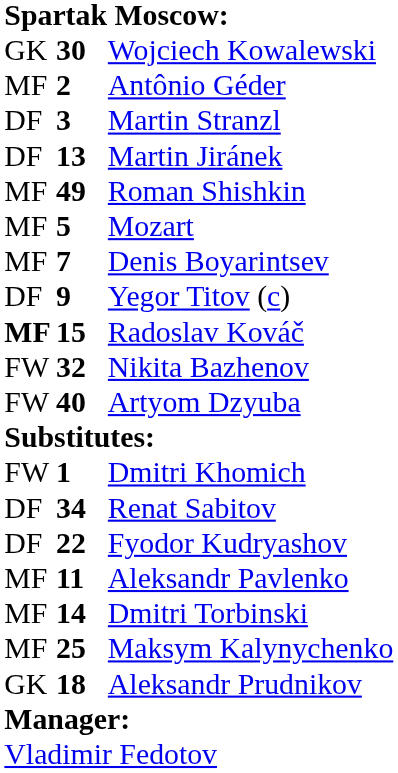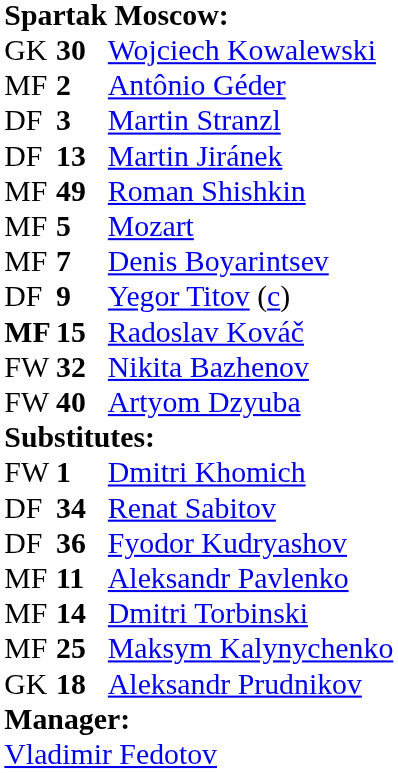(71, 542) 22 -> (71, 542) 36
